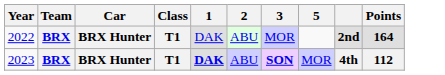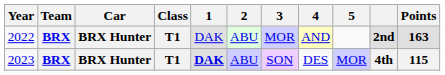+ column: (316, 15)
(383, 37) 164 -> (419, 37) 163
(280, 59) bold -> (280, 59) normal
(383, 59) 112 -> (419, 59) 115
